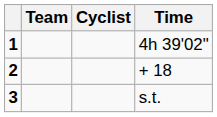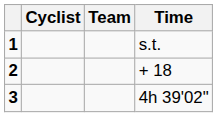columns swapped: (103, 17) <-> (47, 17)
(174, 44) 4h 39'02" -> (150, 44) s.t.
(150, 97) s.t. -> (174, 97) 4h 39'02"
